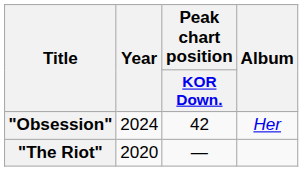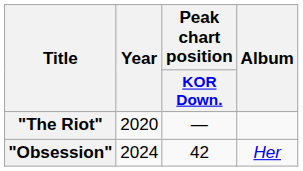rows swapped: (60, 152) <-> (60, 125)
